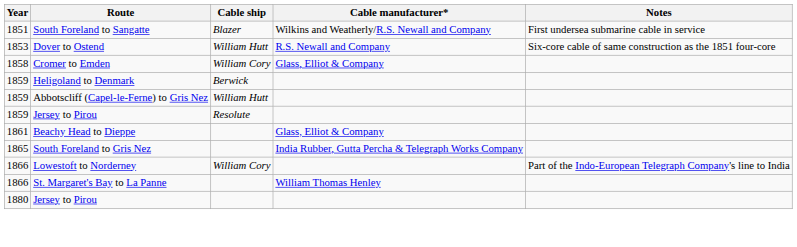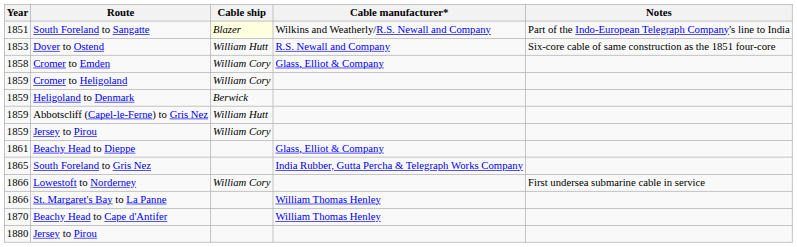(227, 30) no background -> (227, 30) lightyellow background
(617, 30) First undersea submarine cable in service -> (659, 30) Part of the Indo-European Telegraph Company's line to India
+ row: (18, 81)
(231, 115) Resolute -> (242, 132) William Cory
(659, 166) Part of the Indo-European Telegraph Company's line to India -> (617, 183) First undersea submarine cable in service
+ row: (18, 217)
